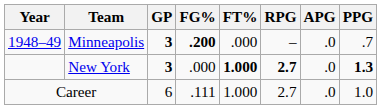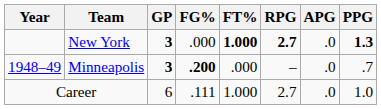rows swapped: (106, 42) <-> (99, 67)
